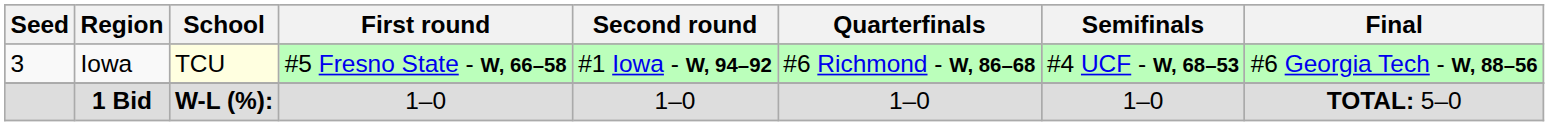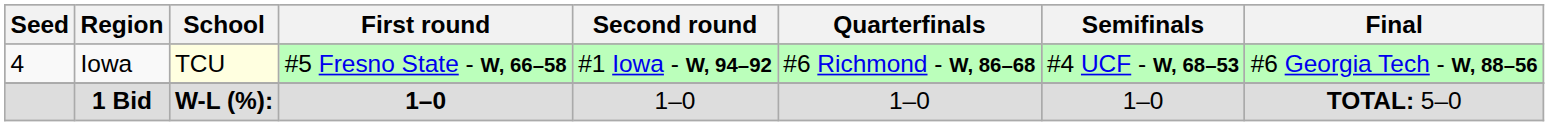(17, 63) 3 -> (17, 63) 4
(426, 102) normal -> (426, 102) bold
